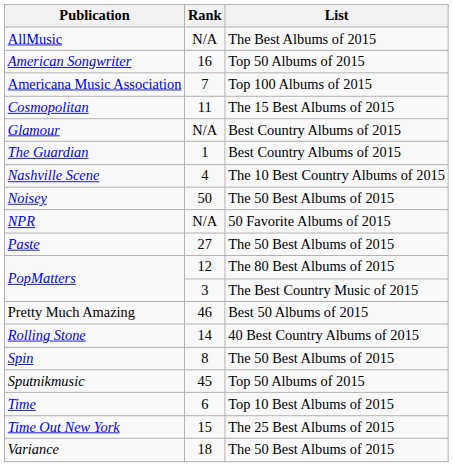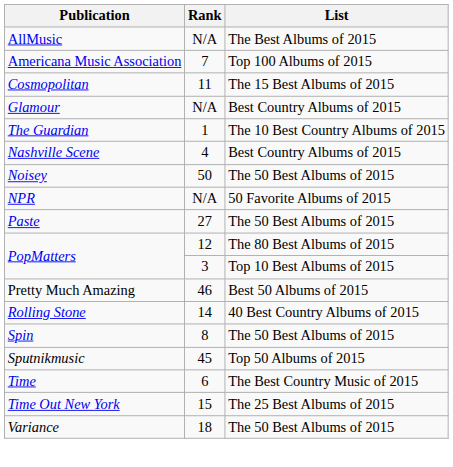- row: (70, 61)
(315, 152) Best Country Albums of 2015 -> (337, 130) The 10 Best Country Albums of 2015
(337, 175) The 10 Best Country Albums of 2015 -> (315, 152) Best Country Albums of 2015
(323, 289) The Best Country Music of 2015 -> (311, 267) Top 10 Best Albums of 2015
(311, 404) Top 10 Best Albums of 2015 -> (323, 381) The Best Country Music of 2015
